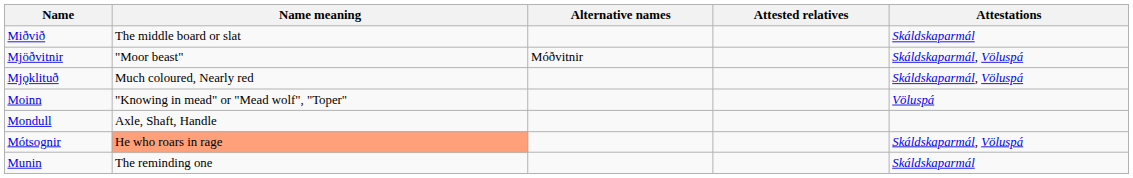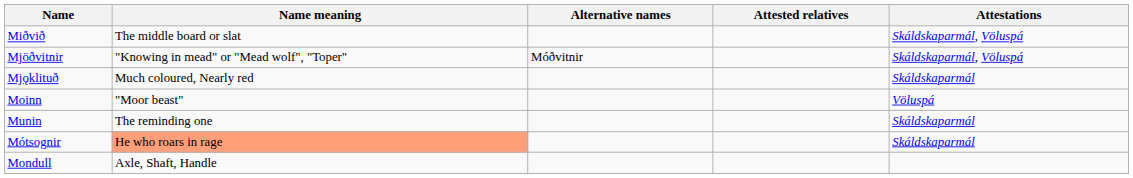(934, 36) Skáldskaparmál -> (958, 36) Skáldskaparmál, Völuspá
(149, 57) "Moor beast" -> (231, 57) "Knowing in mead" or "Mead wolf", "Toper"
(958, 78) Skáldskaparmál, Völuspá -> (934, 78) Skáldskaparmál
(231, 100) "Knowing in mead" or "Mead wolf", "Toper" -> (149, 100) "Moor beast"
rows swapped: (30, 121) <-> (25, 163)
(958, 142) Skáldskaparmál, Völuspá -> (934, 142) Skáldskaparmál
